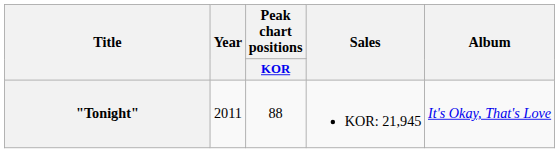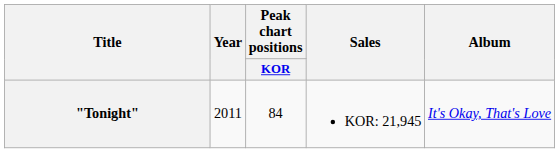(276, 113) 88 -> (276, 113) 84
